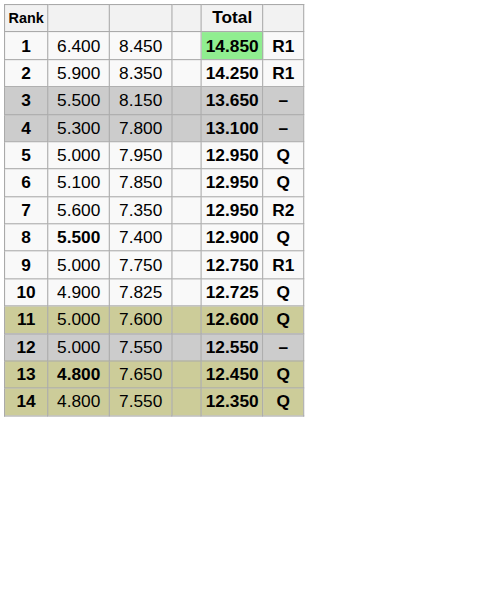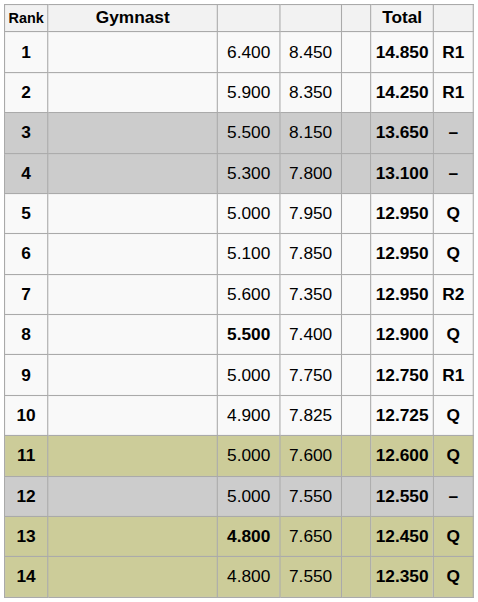+ column: (133, 18)
(232, 45) lightgreen background -> (402, 52) no background
